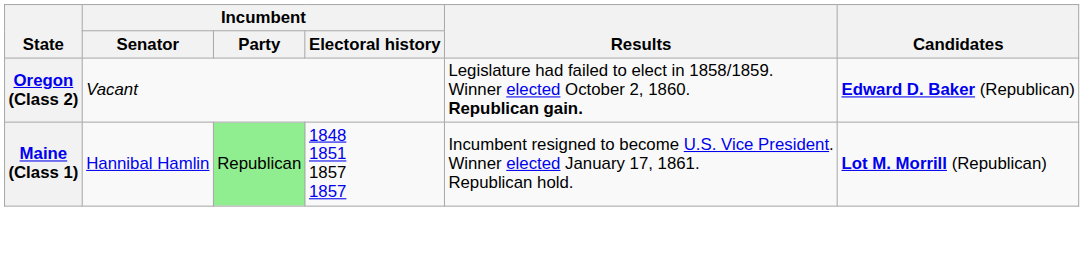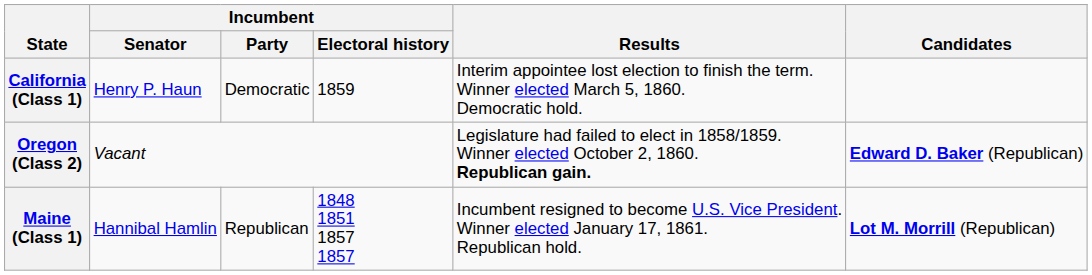+ row: (47, 90)
(259, 163) lightgreen background -> (267, 228) no background
